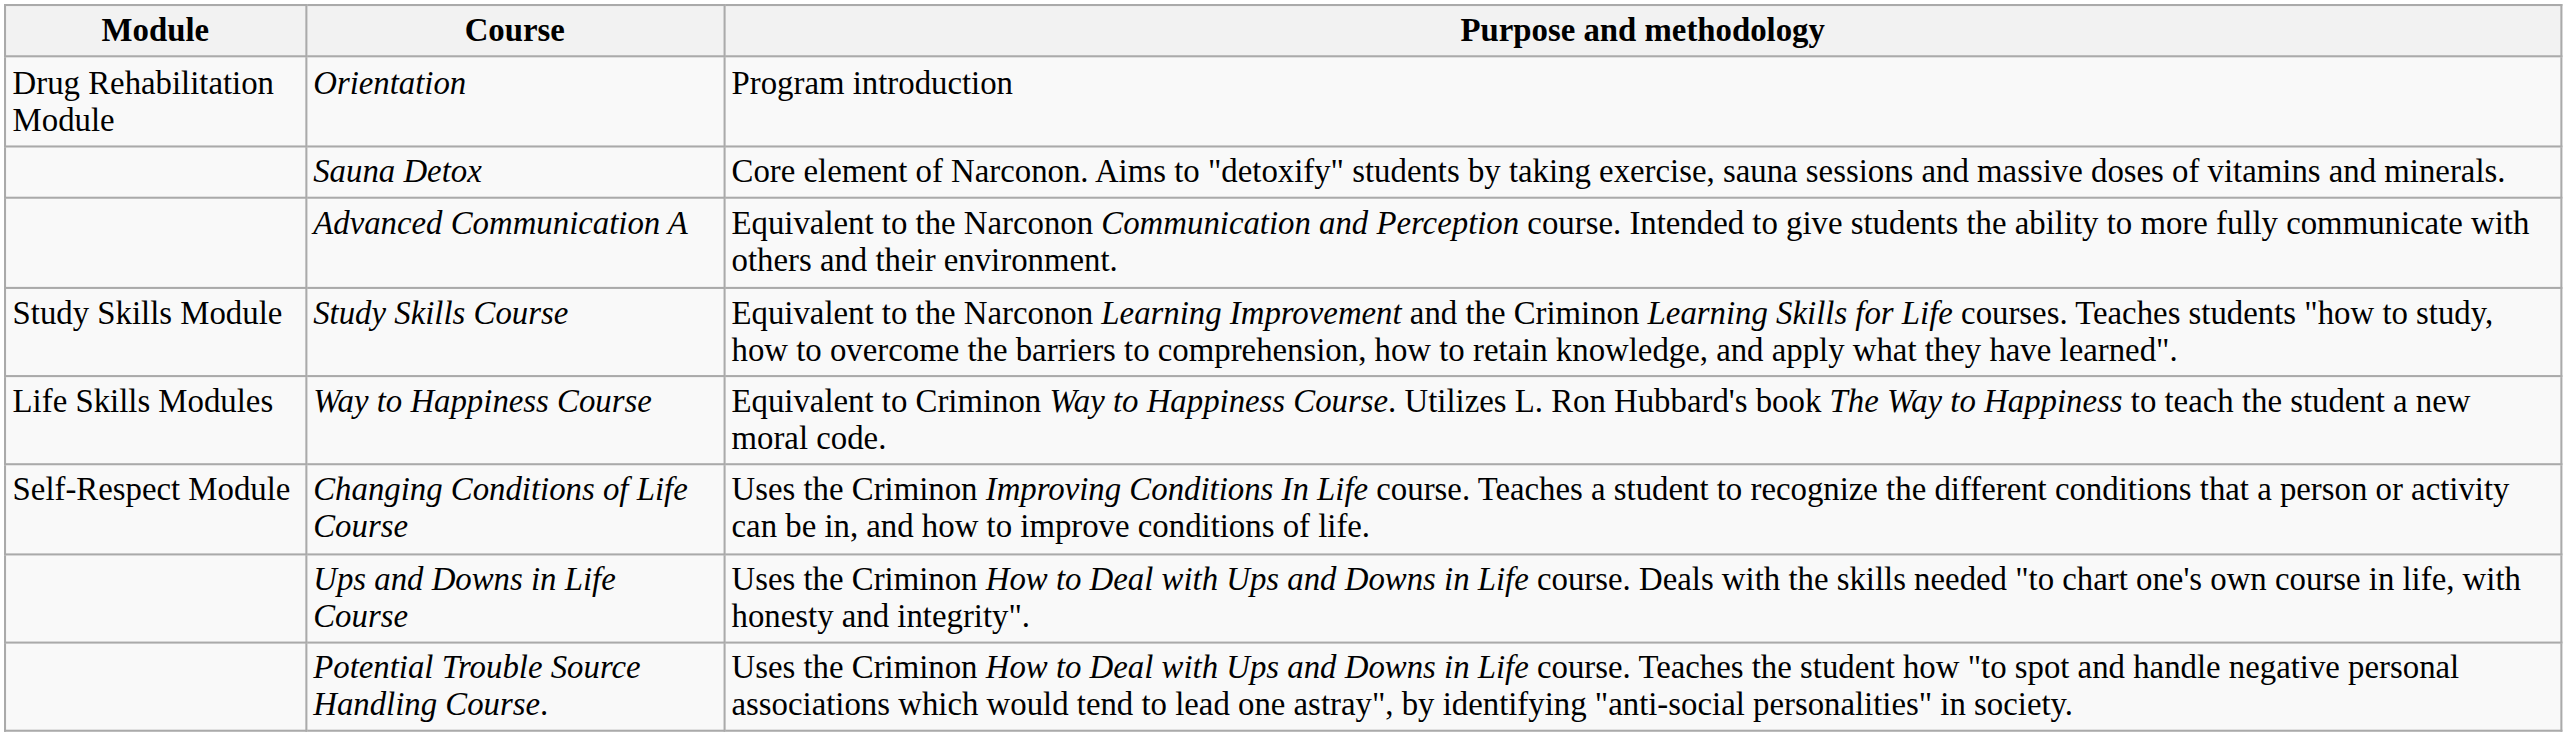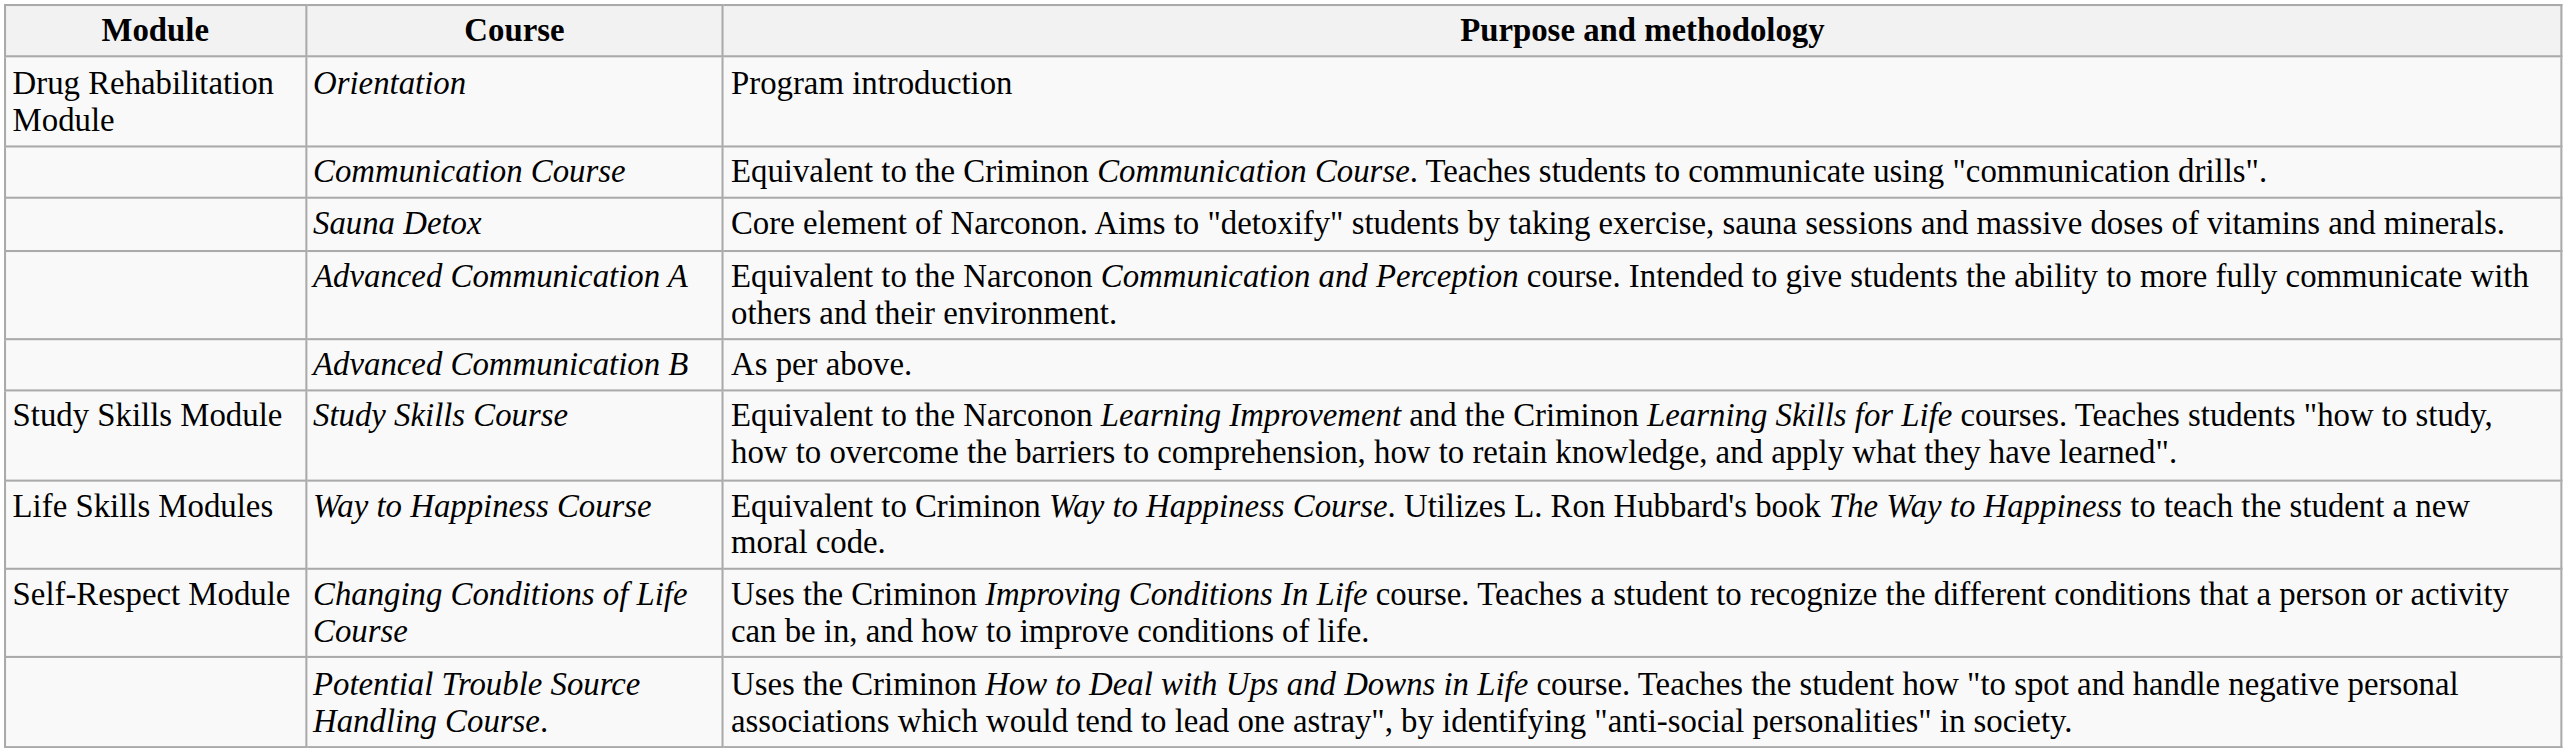+ row: (469, 171)
+ row: (501, 364)
- row: (464, 597)
